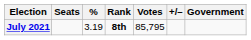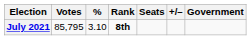columns swapped: (150, 12) <-> (67, 12)
(94, 27) 3.19 -> (97, 27) 3.10
